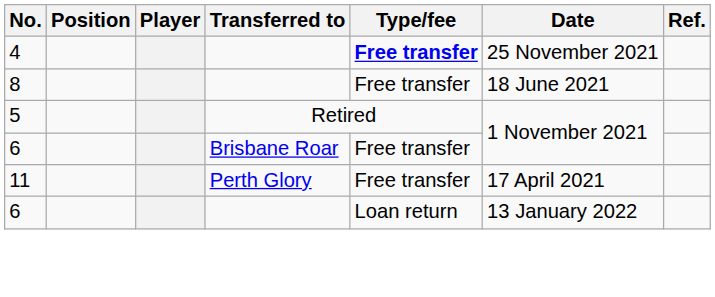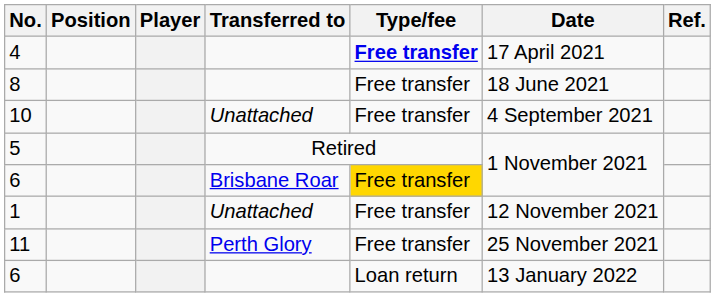(573, 52) 25 November 2021 -> (546, 52) 17 April 2021
+ row: (20, 116)
(412, 148) no background -> (412, 180) gold background
+ row: (15, 212)
(546, 180) 17 April 2021 -> (573, 244) 25 November 2021
